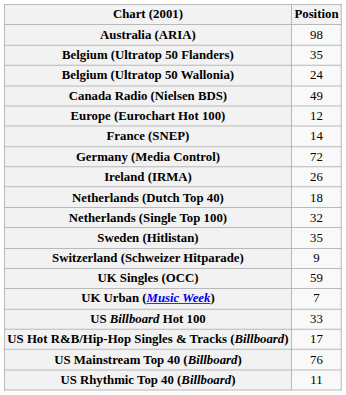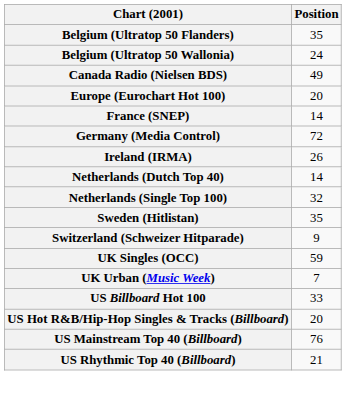- row: (148, 34)
(316, 116) 12 -> (316, 95) 20
(316, 197) 18 -> (316, 177) 14
(316, 339) 17 -> (316, 319) 20
(316, 380) 11 -> (316, 359) 21
